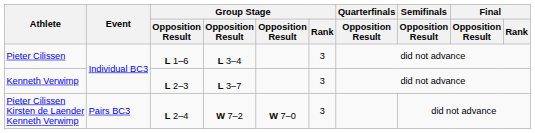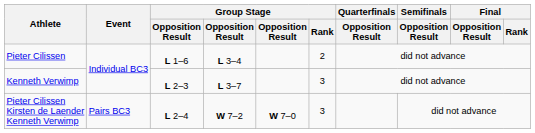(322, 56) 3 -> (322, 56) 2
